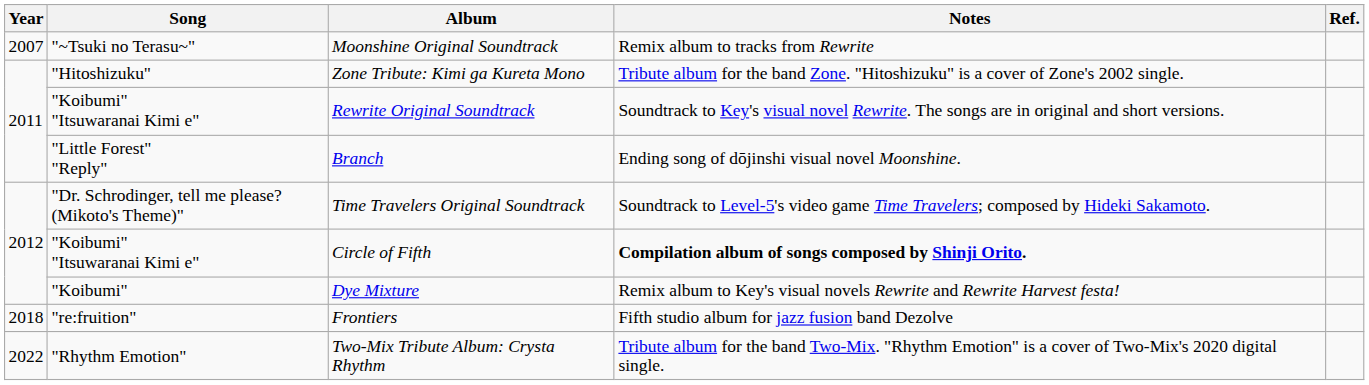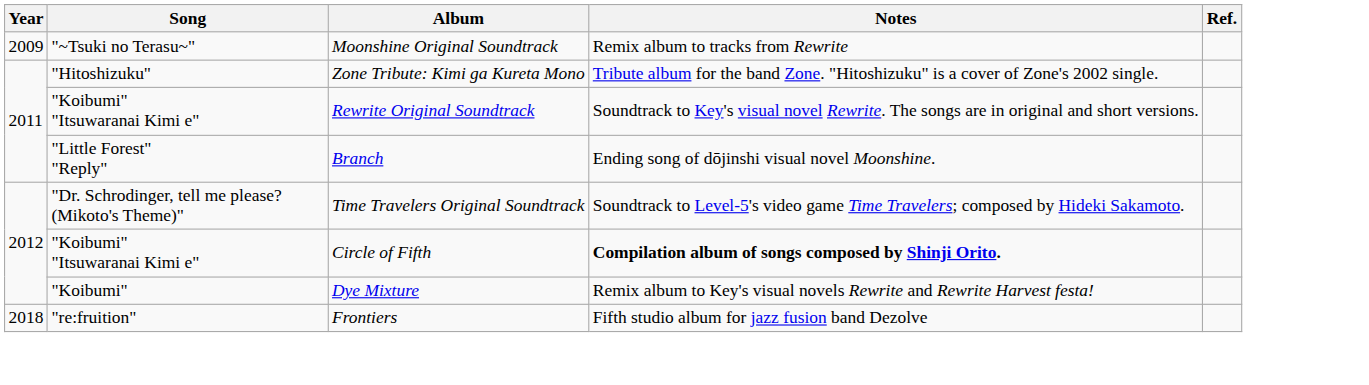(26, 45) 2007 -> (26, 45) 2009
- row: (443, 355)
